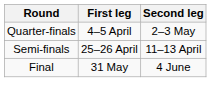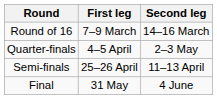+ row: (41, 31)
